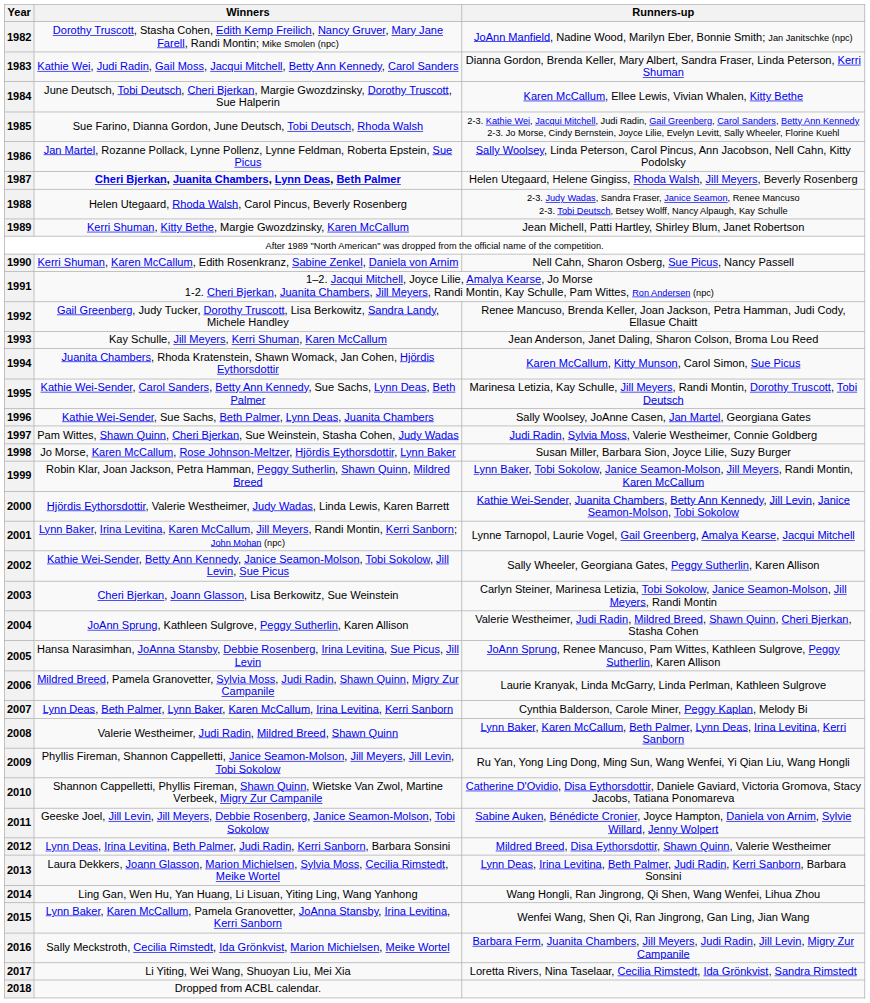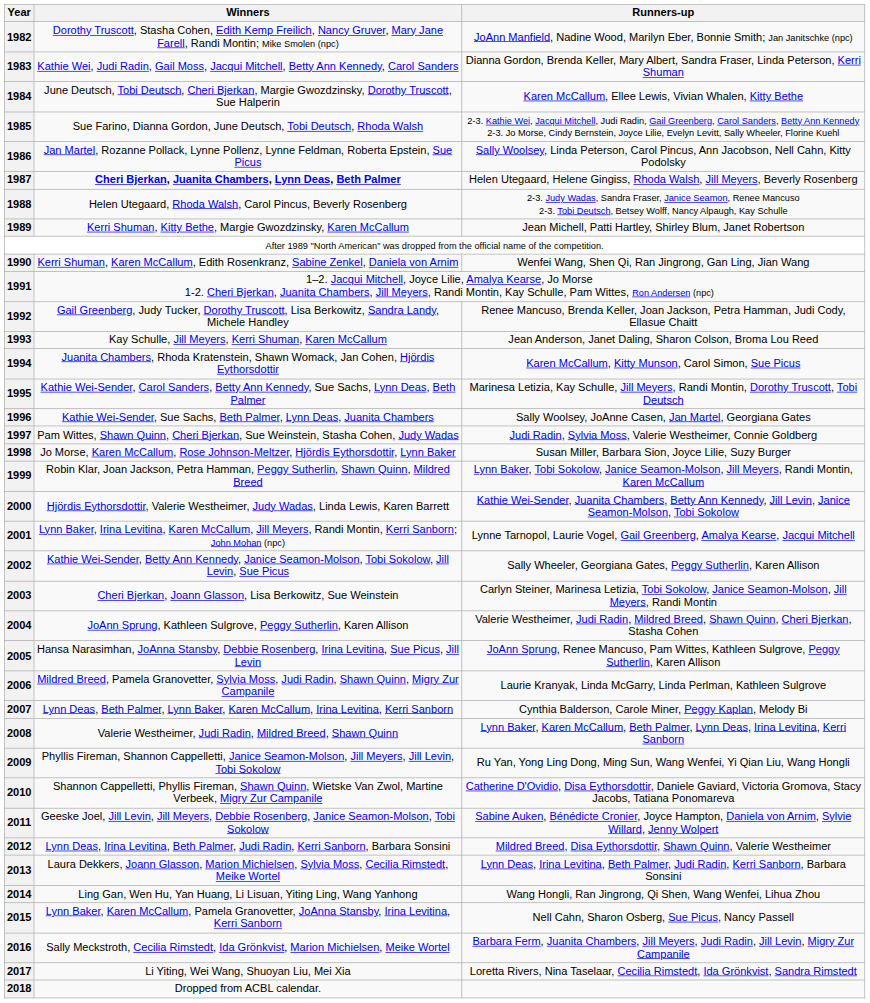(663, 262) Nell Cahn, Sharon Osberg, Sue Picus, Nancy Passell -> (663, 262) Wenfei Wang, Shen Qi, Ran Jingrong, Gan Ling, Jian Wang
(663, 917) Wenfei Wang, Shen Qi, Ran Jingrong, Gan Ling, Jian Wang -> (663, 917) Nell Cahn, Sharon Osberg, Sue Picus, Nancy Passell
